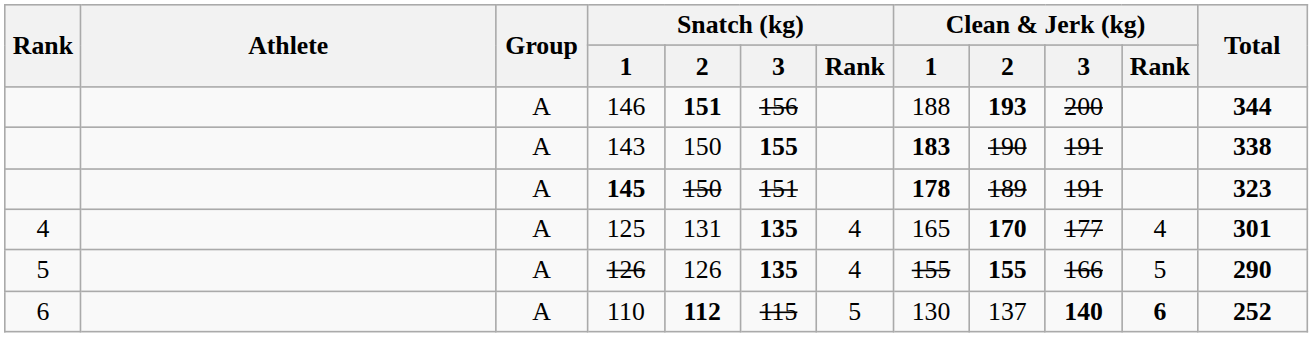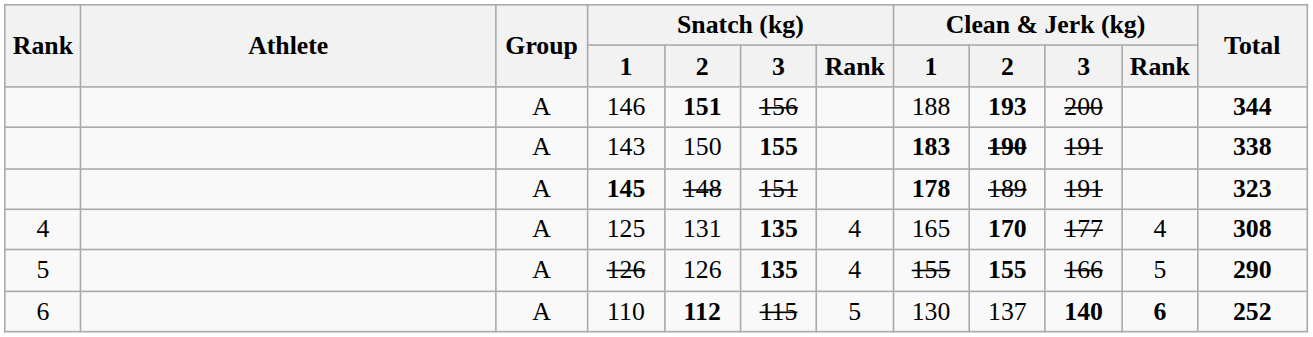(1007, 147) normal -> (1007, 147) bold
(702, 188) 150 -> (702, 188) 148
(1252, 229) 301 -> (1252, 229) 308
